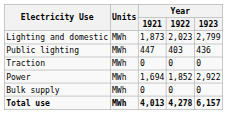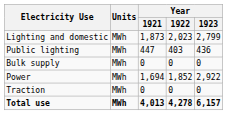rows swapped: (26, 63) <-> (33, 90)
